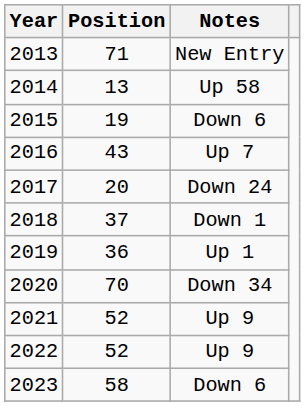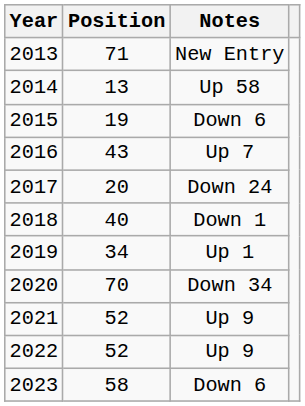(117, 220) 37 -> (117, 220) 40
(117, 253) 36 -> (117, 253) 34
